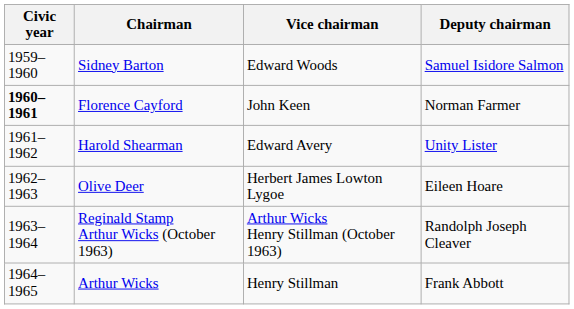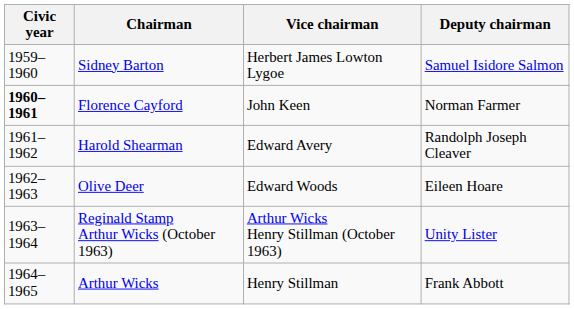(292, 65) Edward Woods -> (315, 65) Herbert James Lowton Lygoe
(461, 145) Unity Lister -> (476, 145) Randolph Joseph Cleaver
(315, 186) Herbert James Lowton Lygoe -> (292, 186) Edward Woods
(476, 234) Randolph Joseph Cleaver -> (461, 234) Unity Lister
